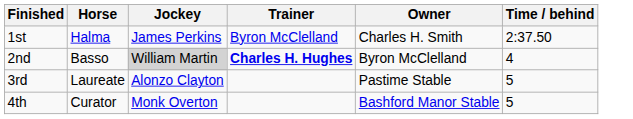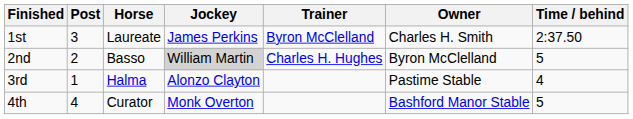+ column: (85, 15)
(90, 37) Halma -> (134, 37) Laureate
(291, 59) bold -> (324, 59) normal
(510, 59) 4 -> (540, 59) 5
(98, 80) Laureate -> (127, 80) Halma
(510, 80) 5 -> (540, 80) 4
